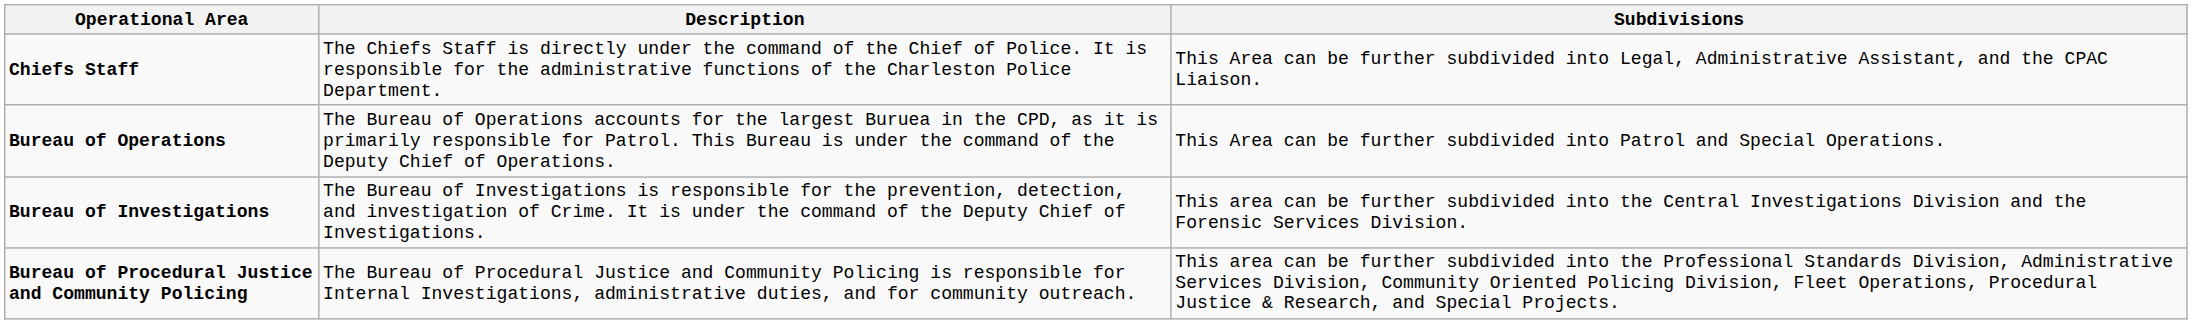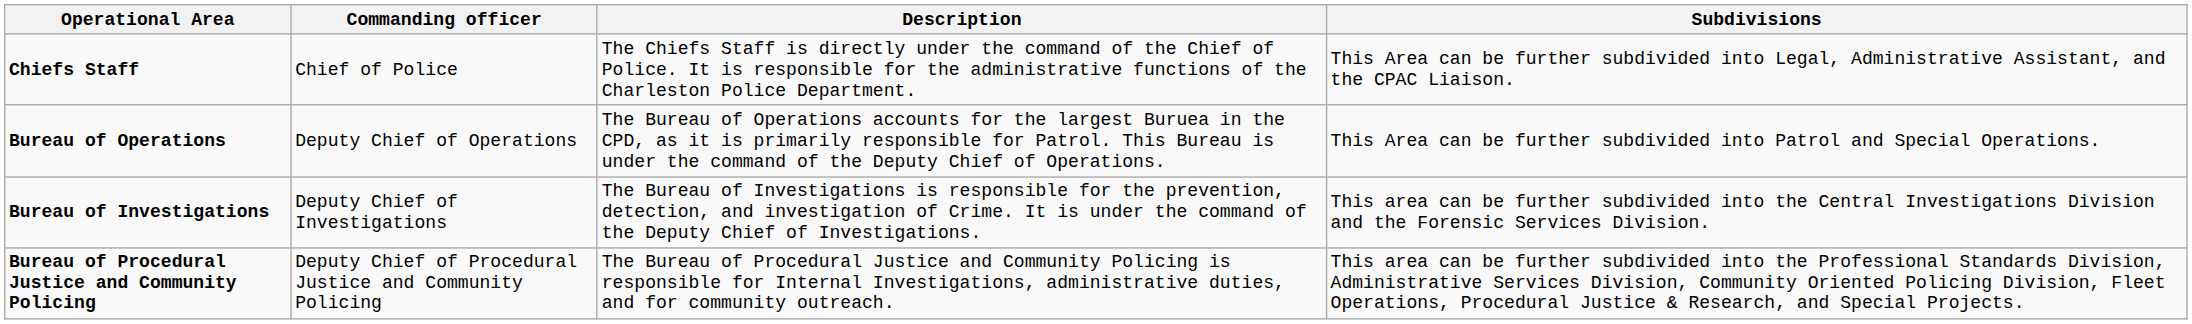+ column: (444, 19)
